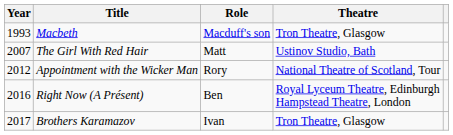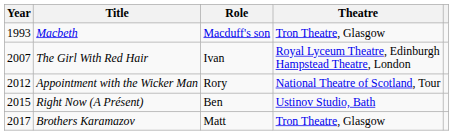(215, 51) Matt -> (214, 58) Ivan
(325, 51) Ustinov Studio, Bath -> (358, 58) Royal Lyceum Theatre, Edinburgh Hampstead Theatre, London
(19, 95) 2016 -> (19, 102) 2015
(358, 95) Royal Lyceum Theatre, Edinburgh Hampstead Theatre, London -> (325, 102) Ustinov Studio, Bath
(214, 121) Ivan -> (215, 121) Matt
